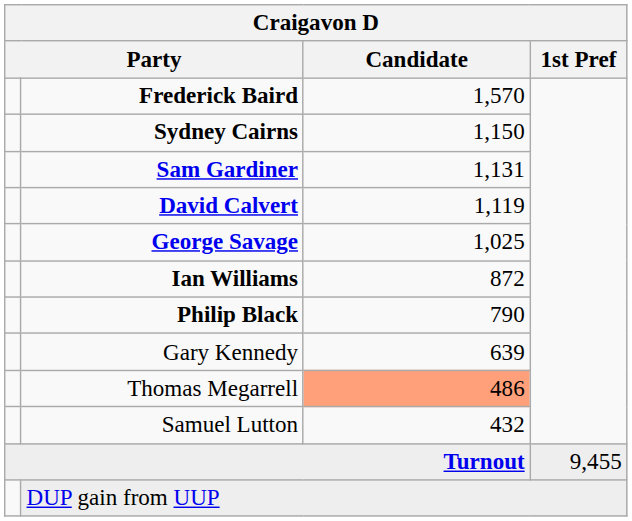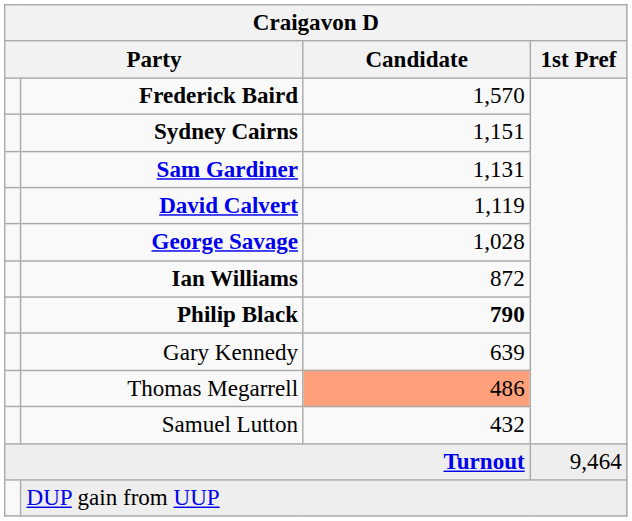(499, 132) 1,150 -> (499, 132) 1,151
(499, 242) 1,025 -> (499, 242) 1,028
(507, 315) normal -> (507, 315) bold
(596, 461) 9,455 -> (596, 461) 9,464
